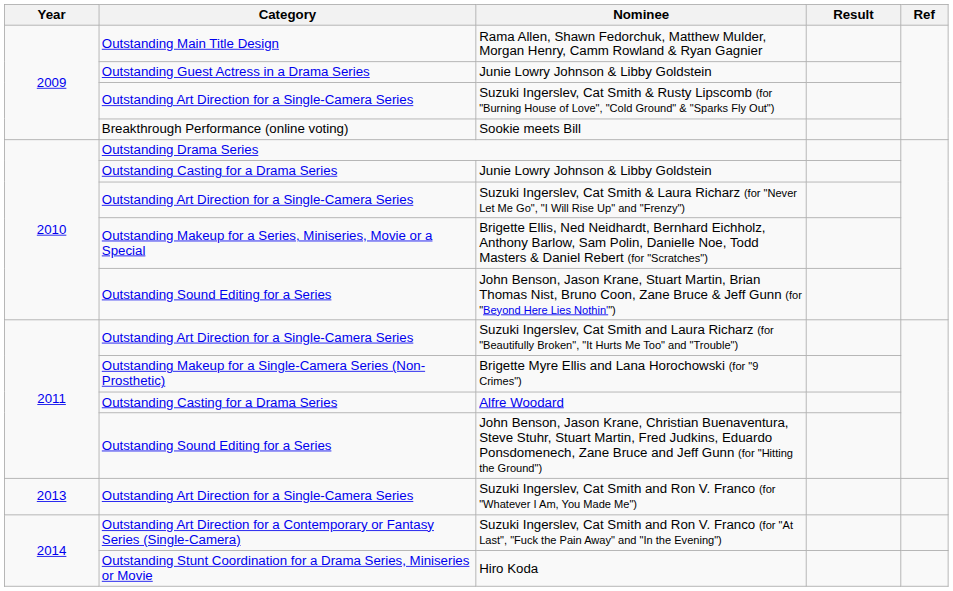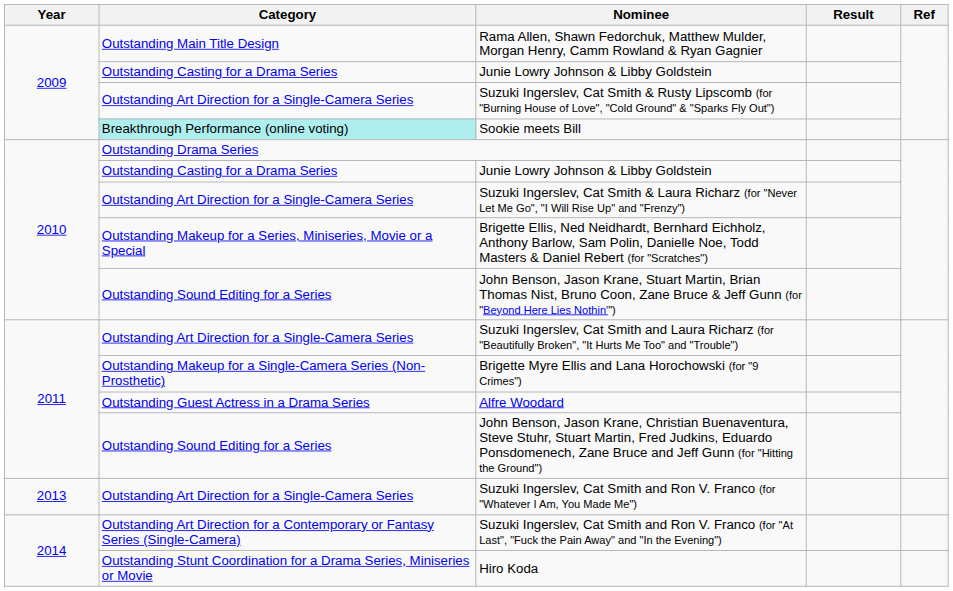(236, 72) Outstanding Guest Actress in a Drama Series -> (220, 72) Outstanding Casting for a Drama Series
(225, 129) no background -> (225, 129) paleturquoise background
(220, 402) Outstanding Casting for a Drama Series -> (236, 402) Outstanding Guest Actress in a Drama Series
